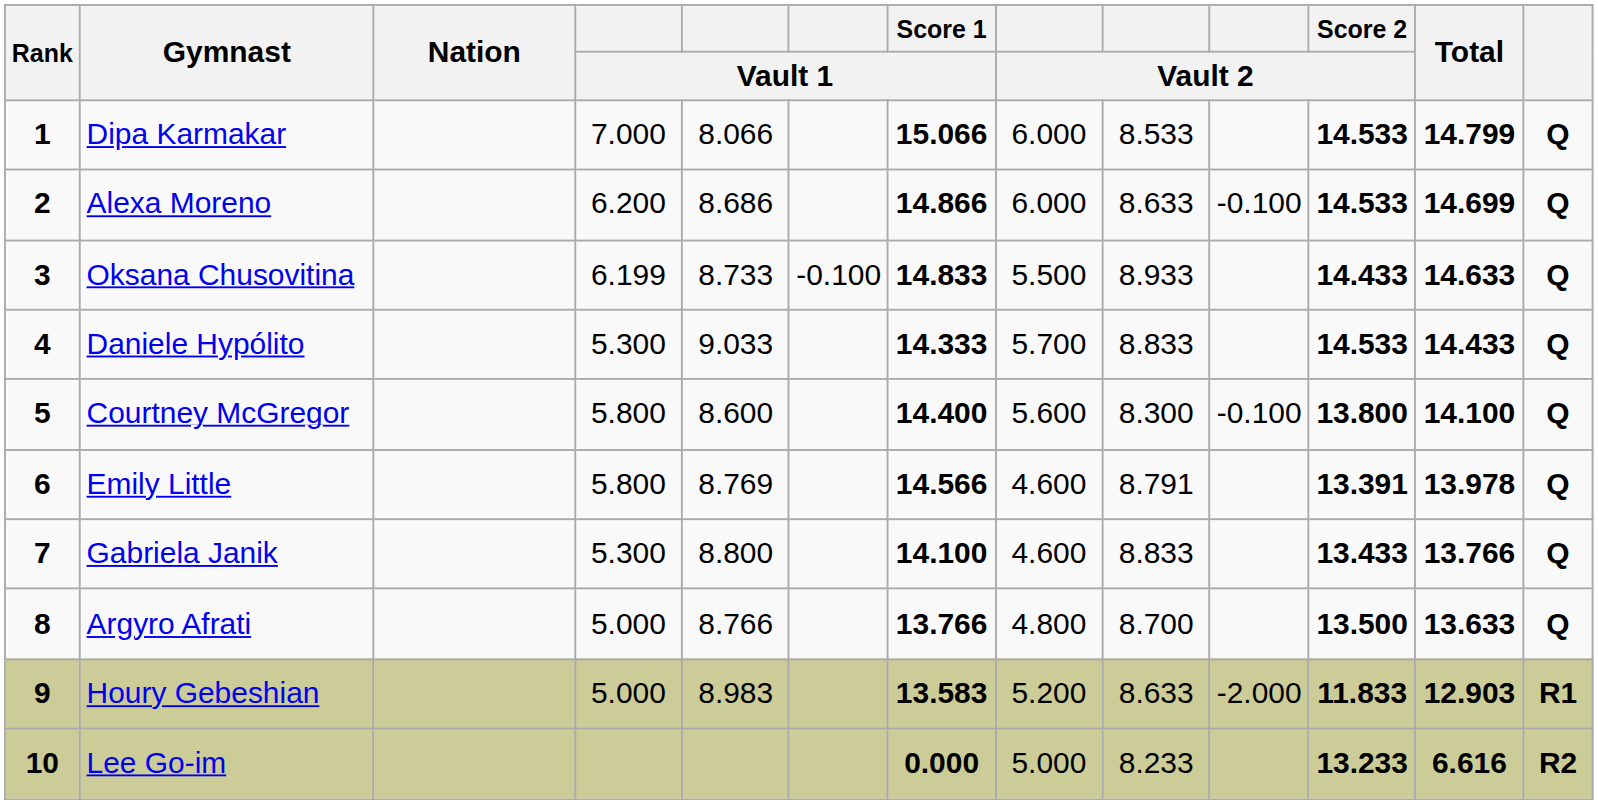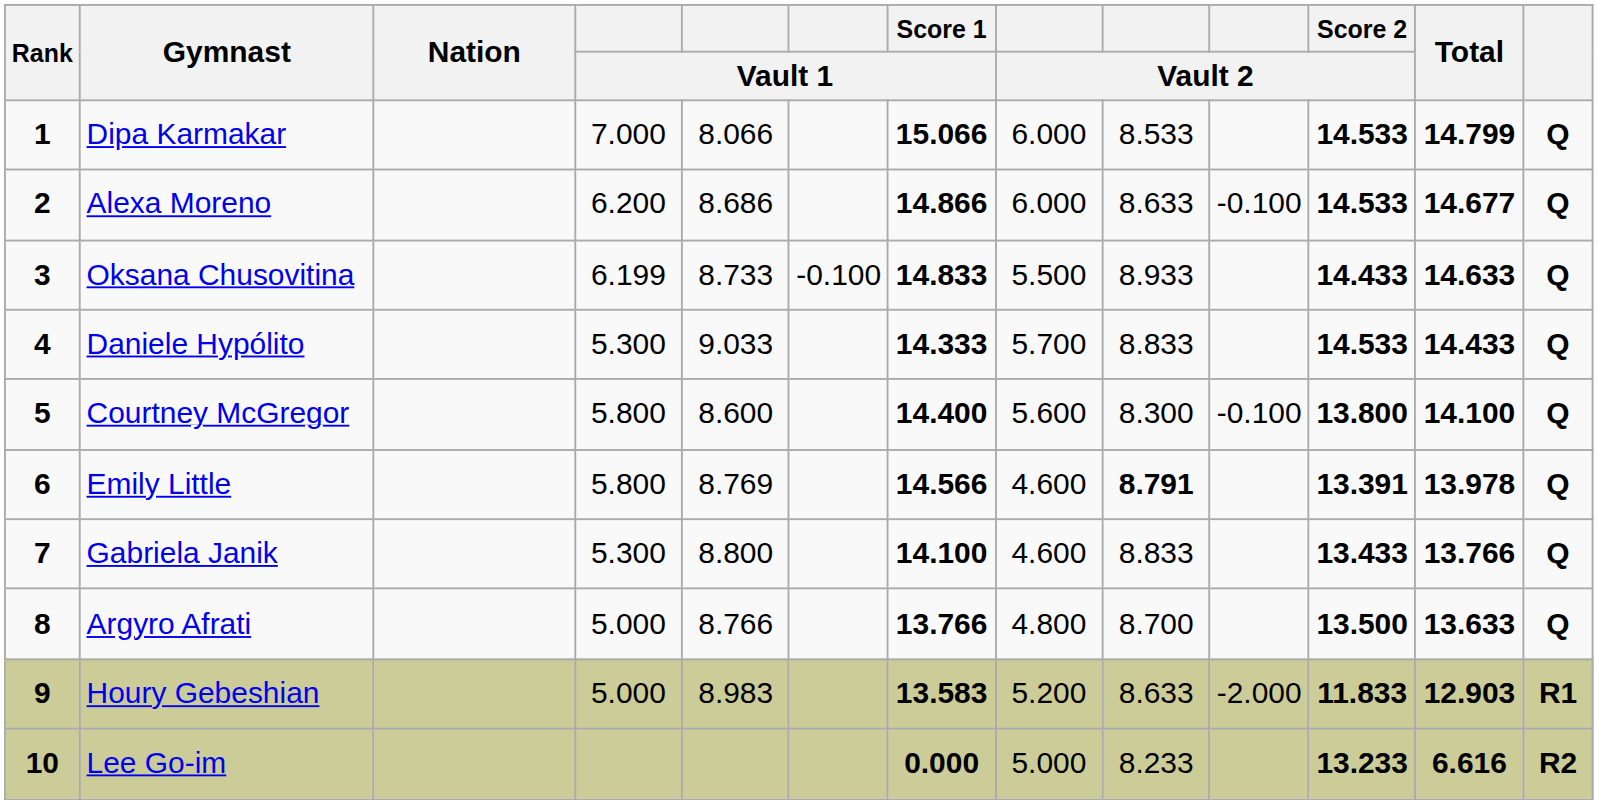(1469, 204) 14.699 -> (1469, 204) 14.677
(1156, 483) normal -> (1156, 483) bold
